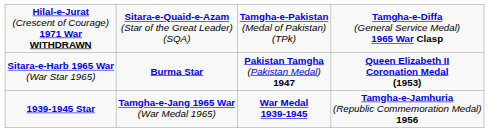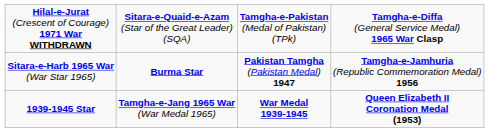(407, 71) Queen Elizabeth II Coronation Medal (1953) -> (407, 71) Tamgha-e-Jamhuria (Republic Commemoration Medal) 1956
(407, 109) Tamgha-e-Jamhuria (Republic Commemoration Medal) 1956 -> (407, 109) Queen Elizabeth II Coronation Medal (1953)
